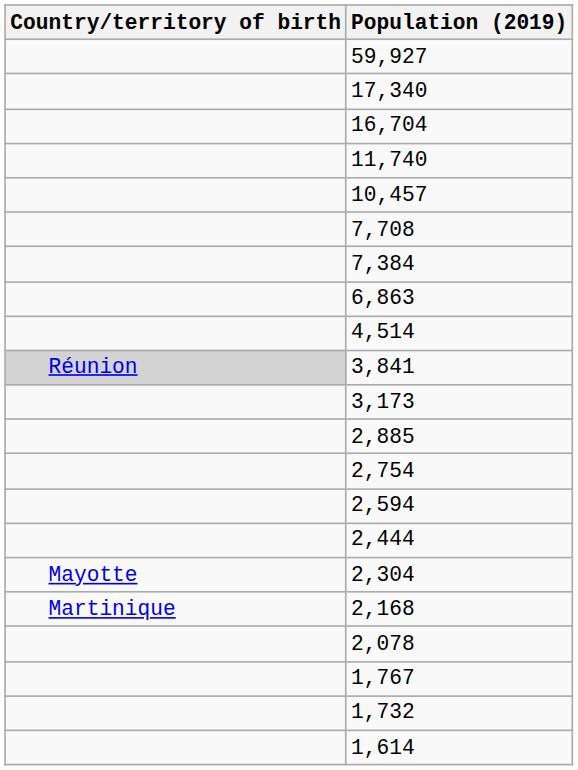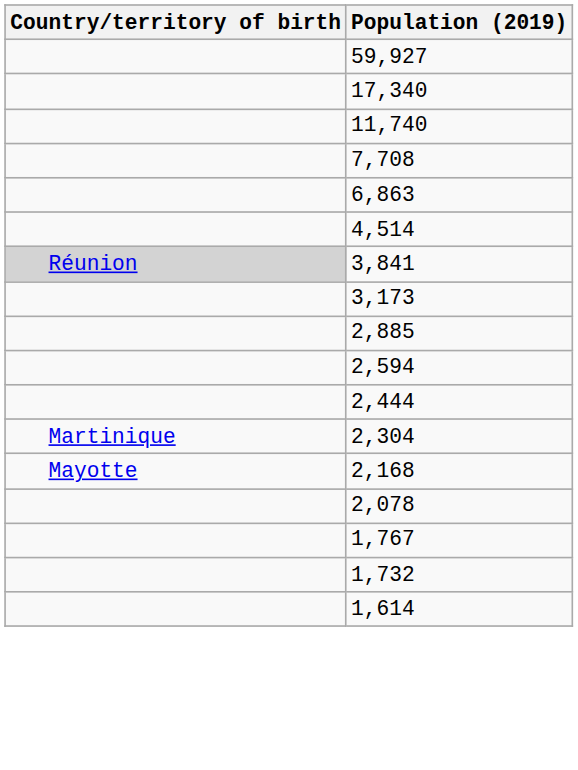- row: (389, 126)
- row: (389, 195)
- row: (383, 264)
- row: (383, 471)
(74, 575) Mayotte -> (93, 437) Martinique
(93, 609) Martinique -> (74, 471) Mayotte
